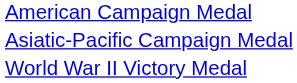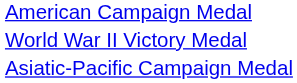rows swapped: (149, 40) <-> (126, 68)
